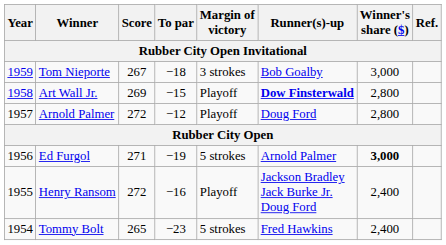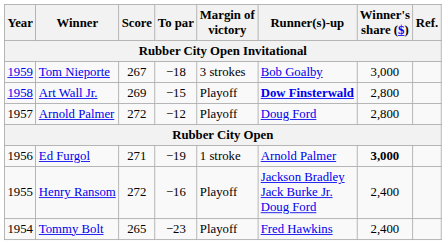(223, 156) 5 strokes -> (220, 156) 1 stroke
(223, 228) 5 strokes -> (218, 228) Playoff
